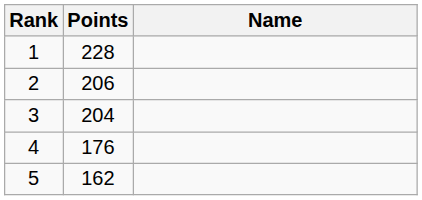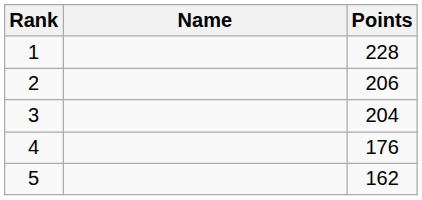columns swapped: (275, 20) <-> (98, 20)
